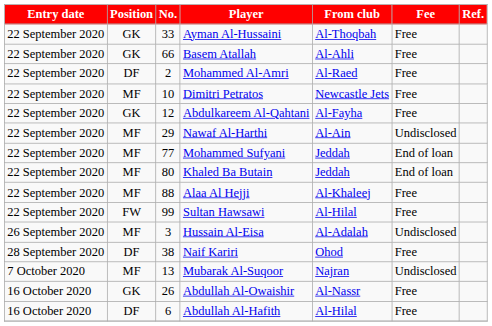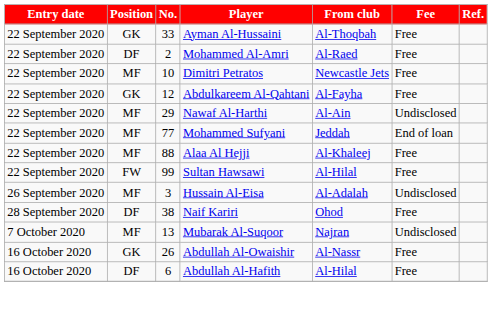- row: (220, 53)
- row: (228, 172)
